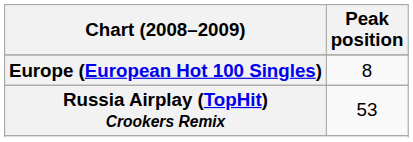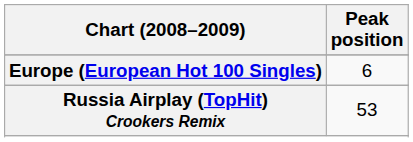(367, 70) 8 -> (367, 70) 6
